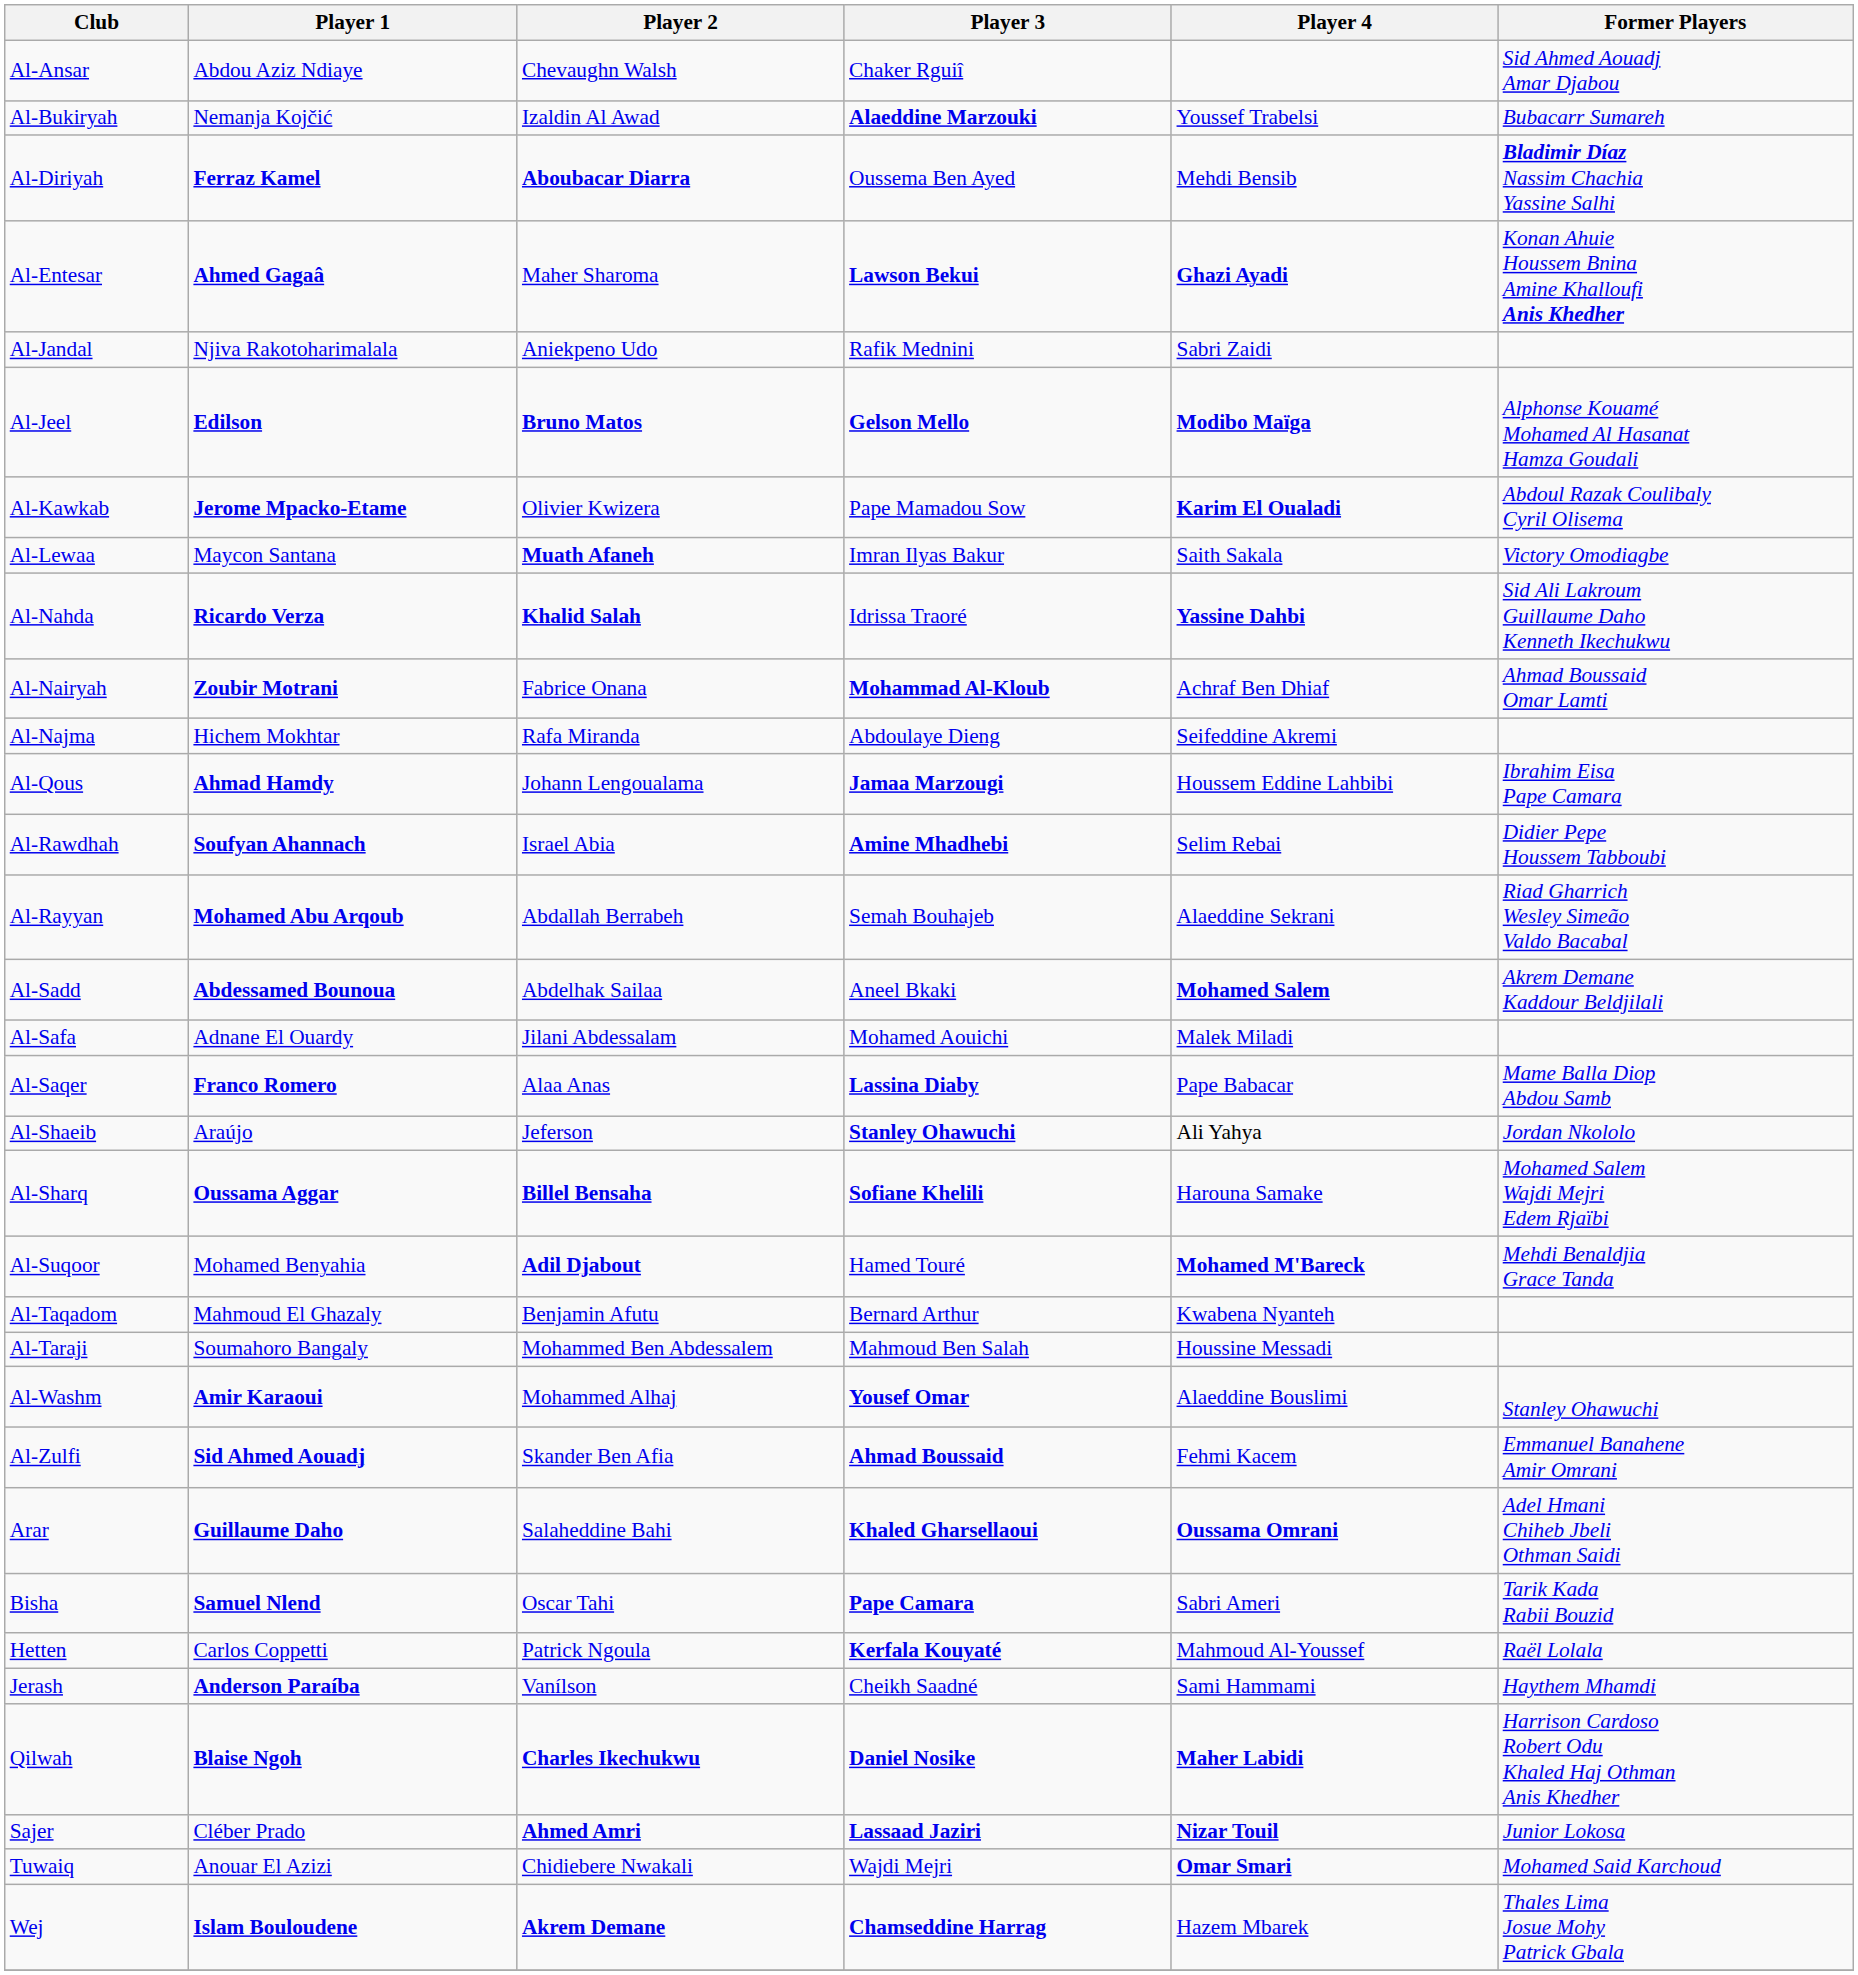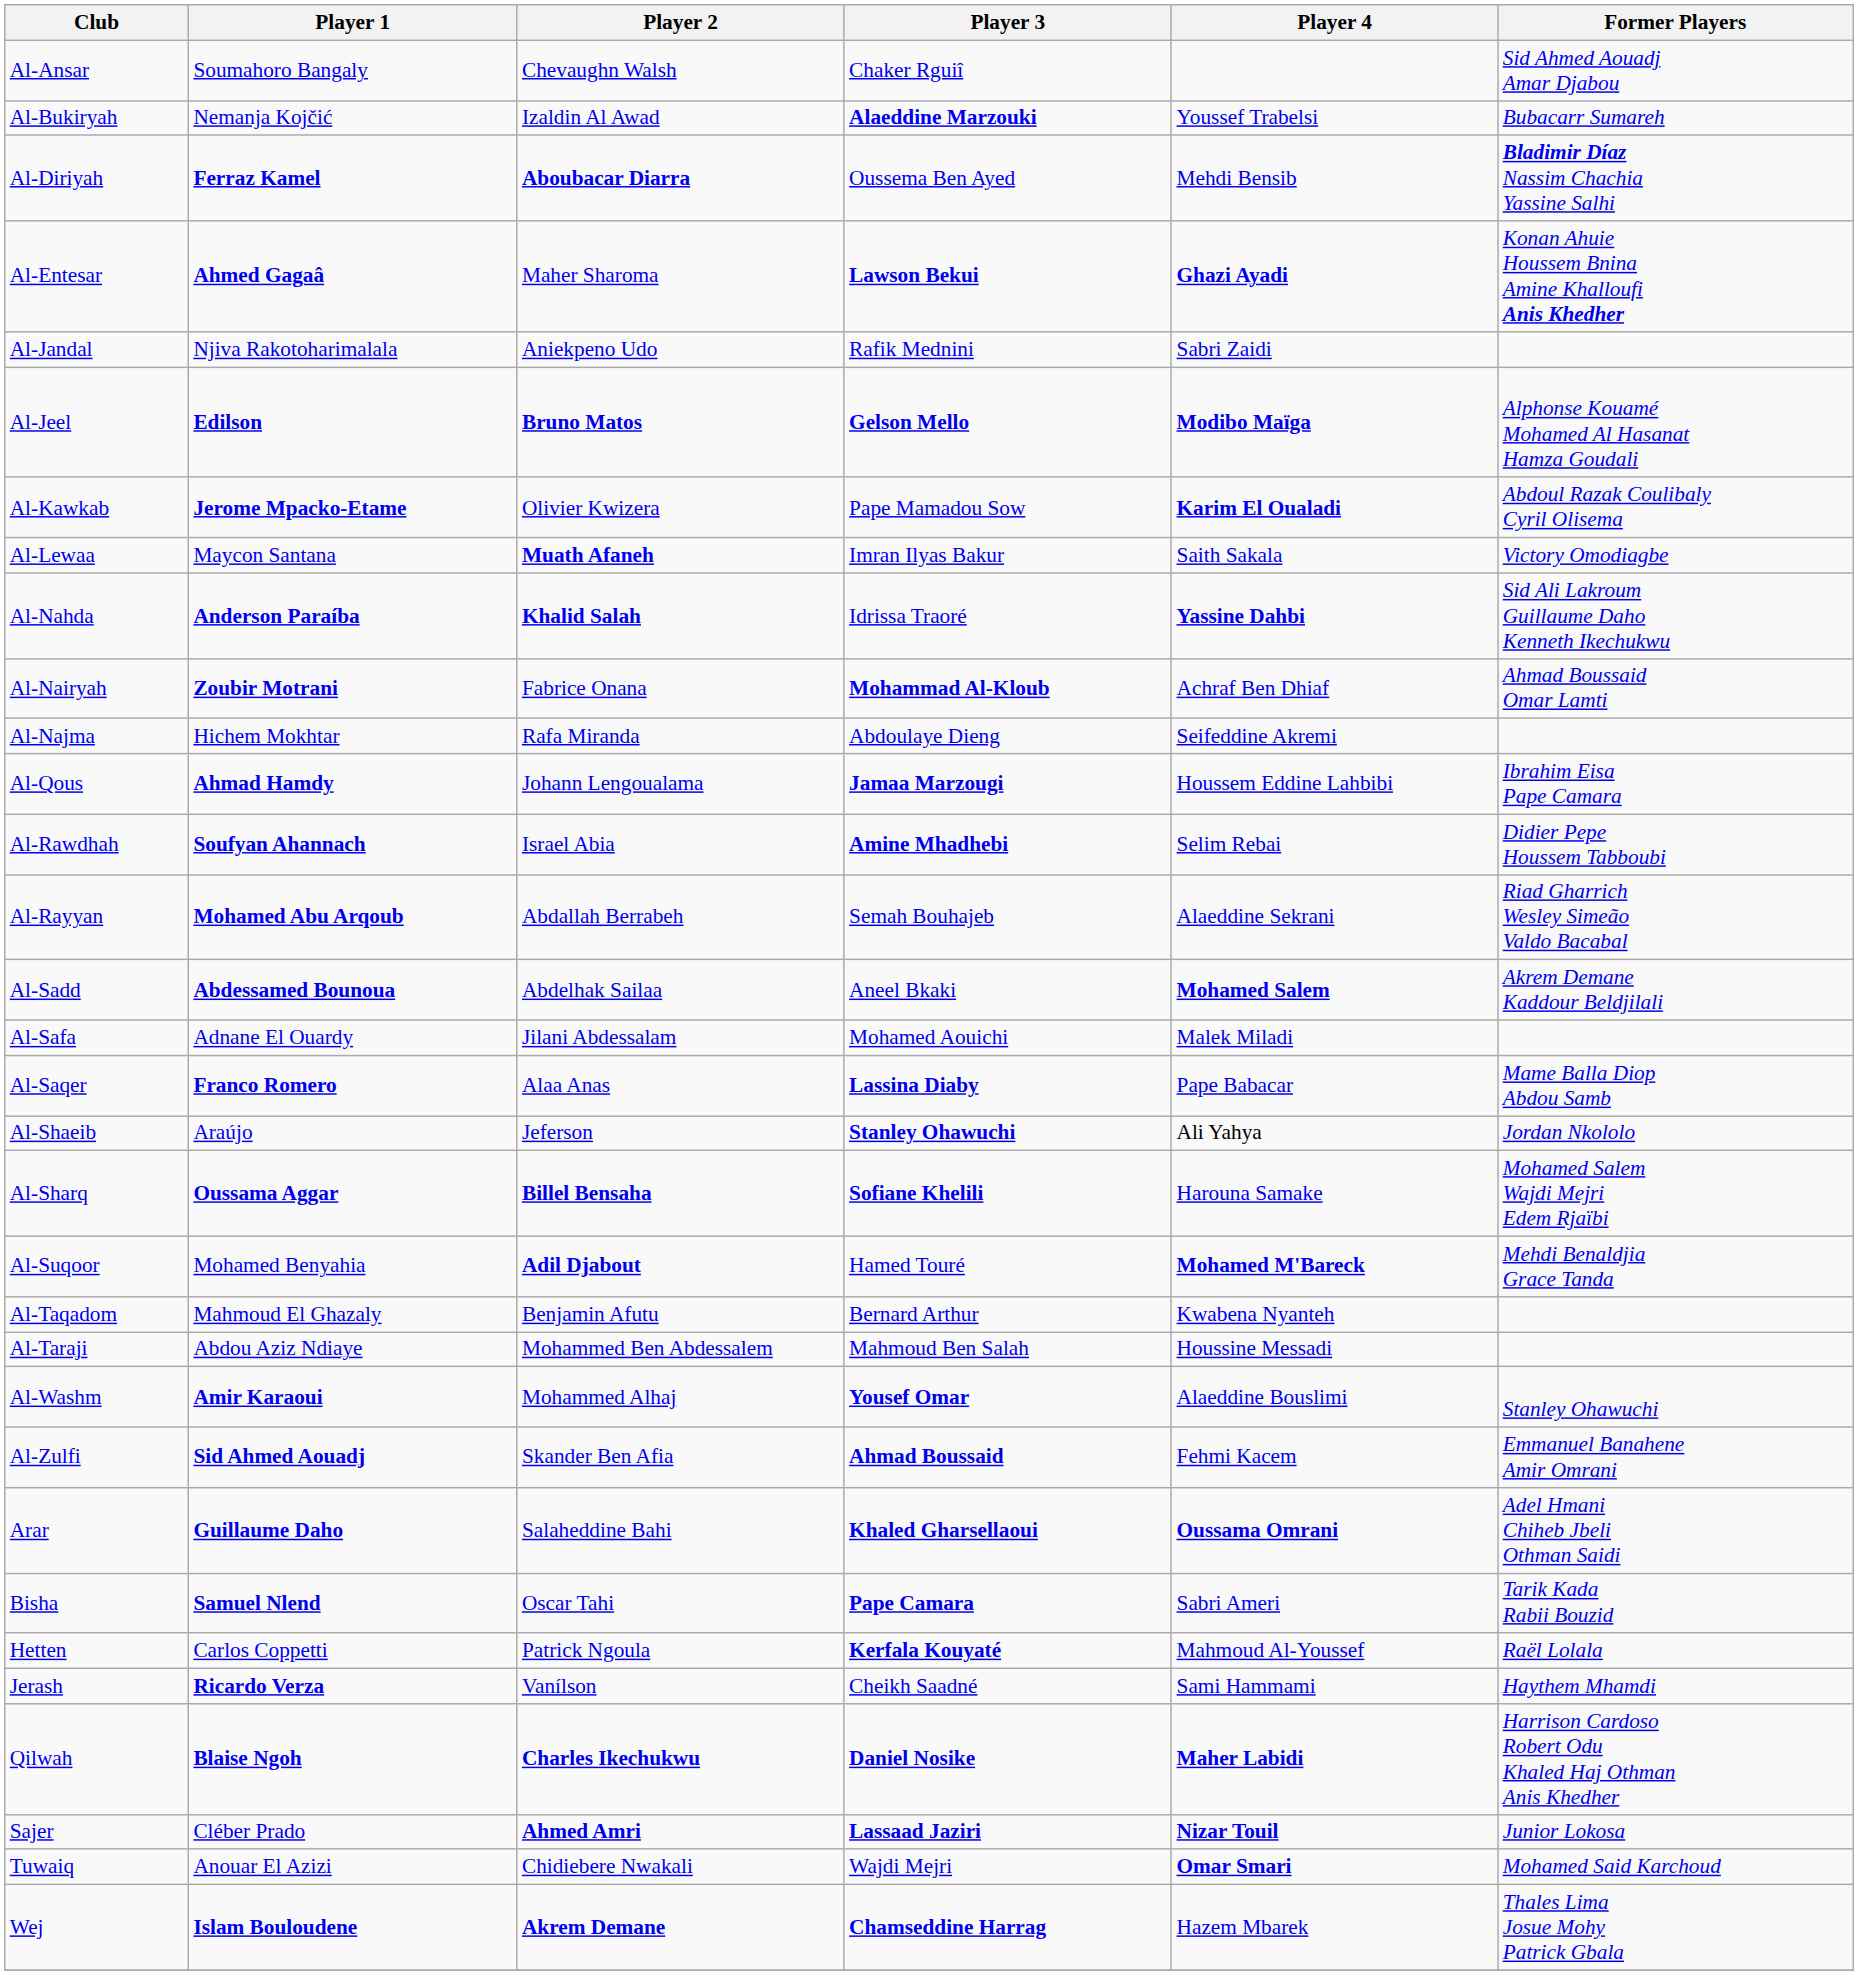(278, 70) Abdou Aziz Ndiaye -> (281, 70) Soumahoro Bangaly
(259, 615) Ricardo Verza -> (277, 615) Anderson Paraíba
(281, 1349) Soumahoro Bangaly -> (278, 1349) Abdou Aziz Ndiaye
(277, 1685) Anderson Paraíba -> (259, 1685) Ricardo Verza
